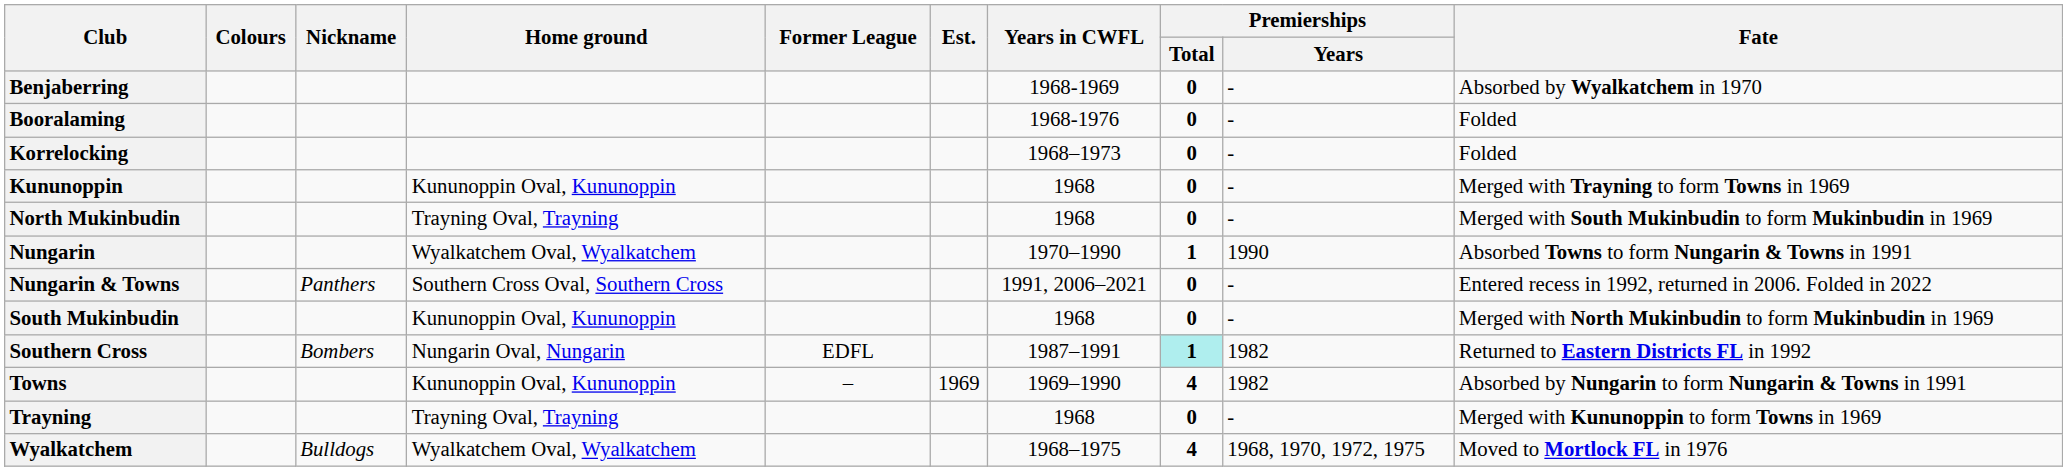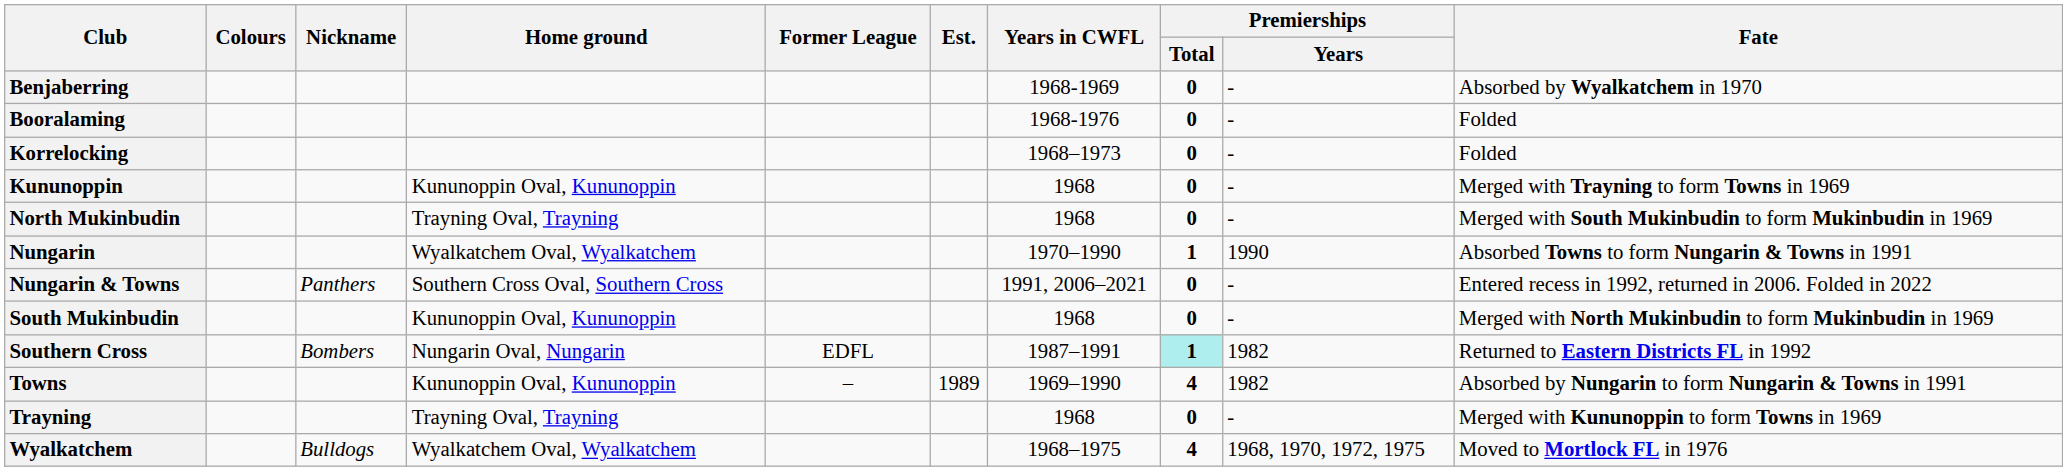(959, 383) 1969 -> (959, 383) 1989
